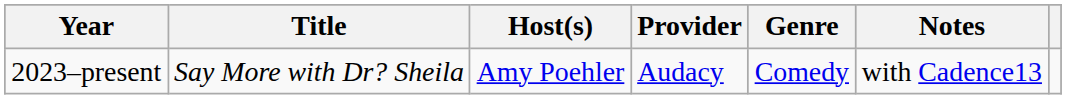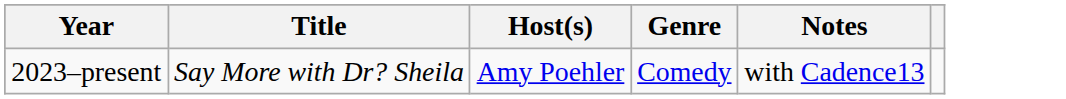- column: (689, 26)
